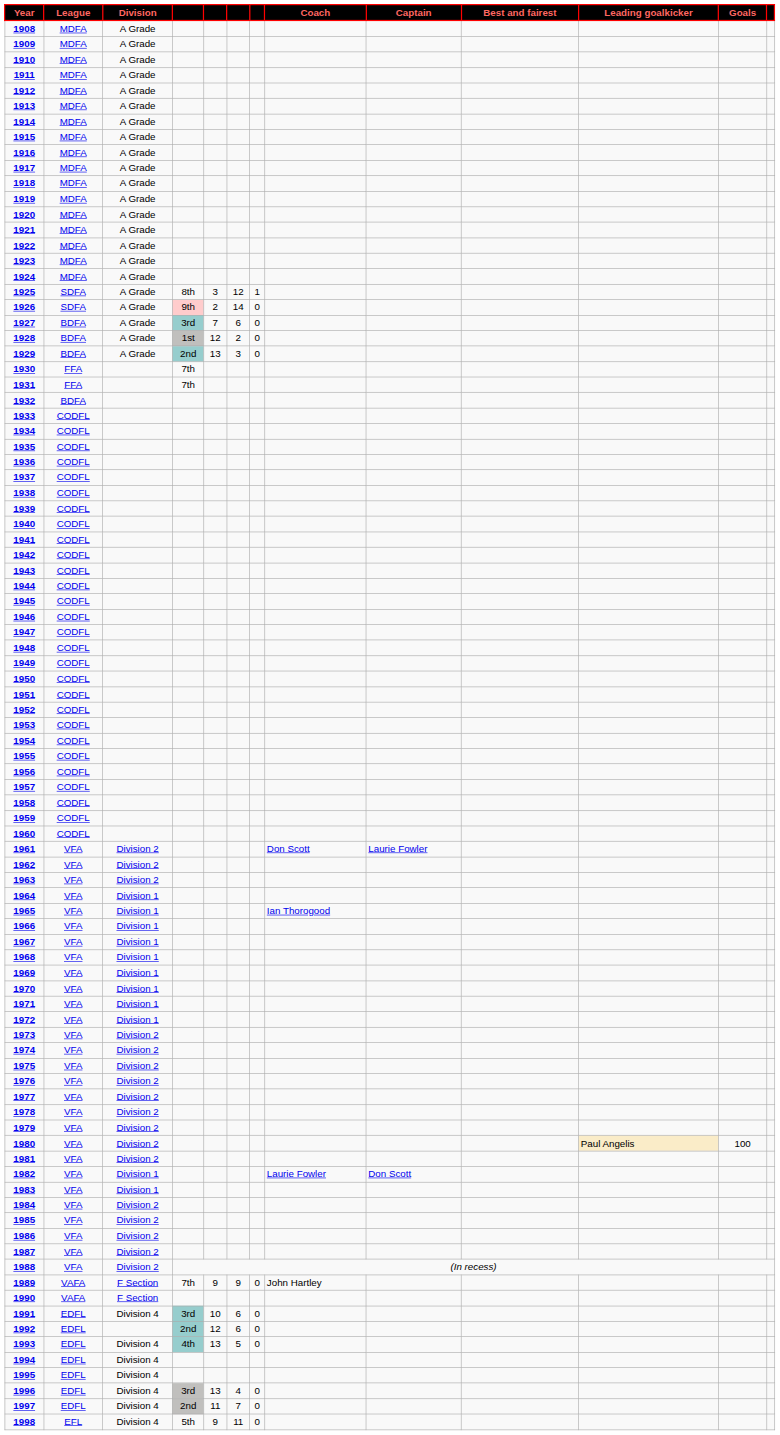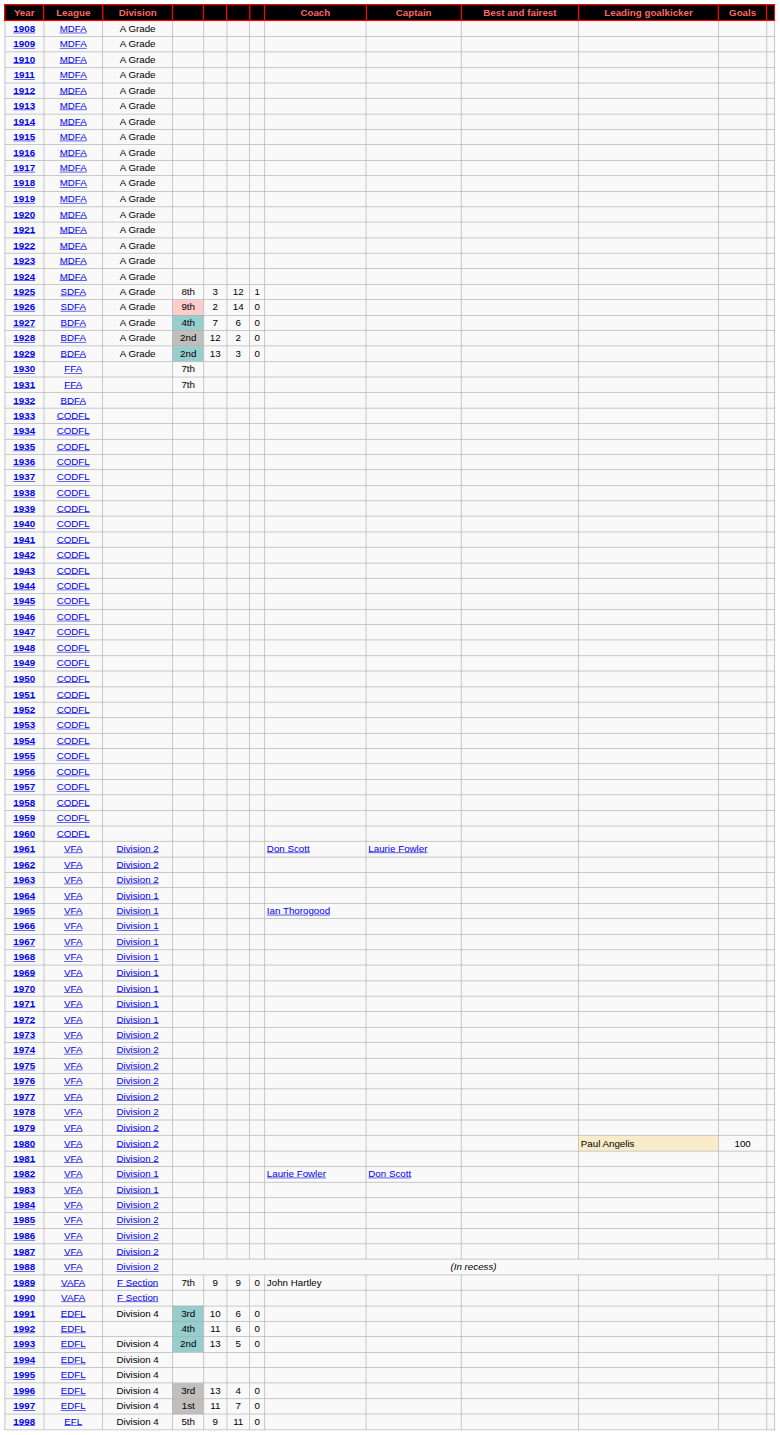(188, 323) 3rd -> (188, 323) 4th
(188, 338) 1st -> (188, 338) 2nd
(188, 1329) 2nd -> (188, 1329) 4th
(215, 1329) 12 -> (215, 1329) 11
(188, 1344) 4th -> (188, 1344) 2nd
(188, 1406) 2nd -> (188, 1406) 1st
